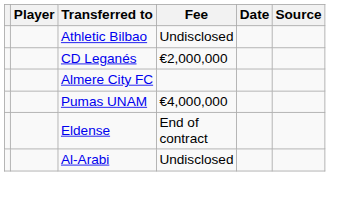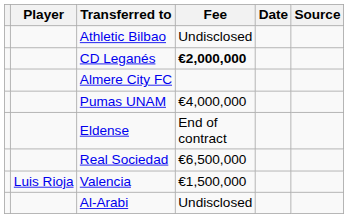(193, 58) normal -> (212, 58) bold
+ row: (124, 159)
+ row: (105, 181)
